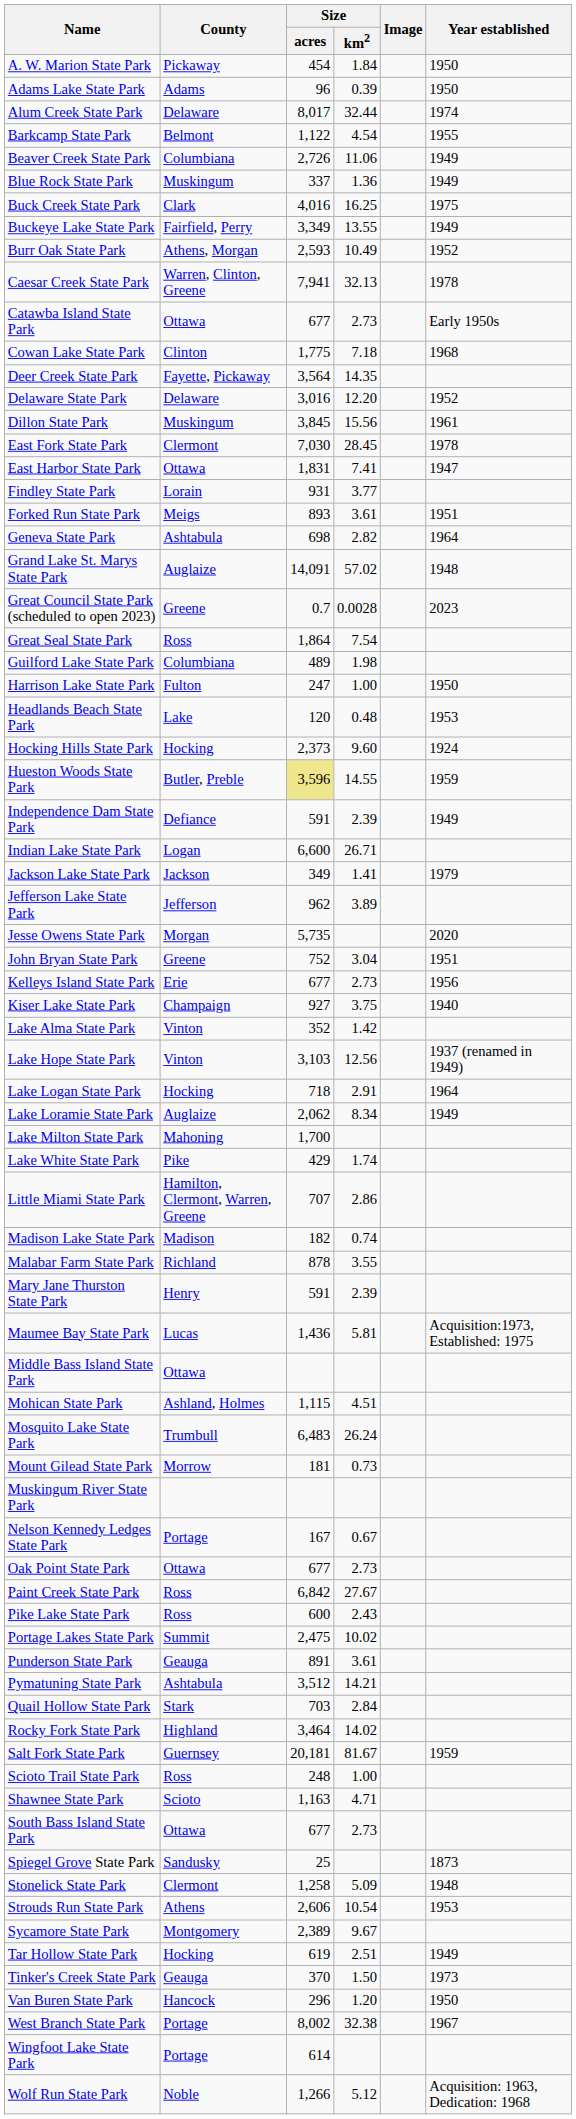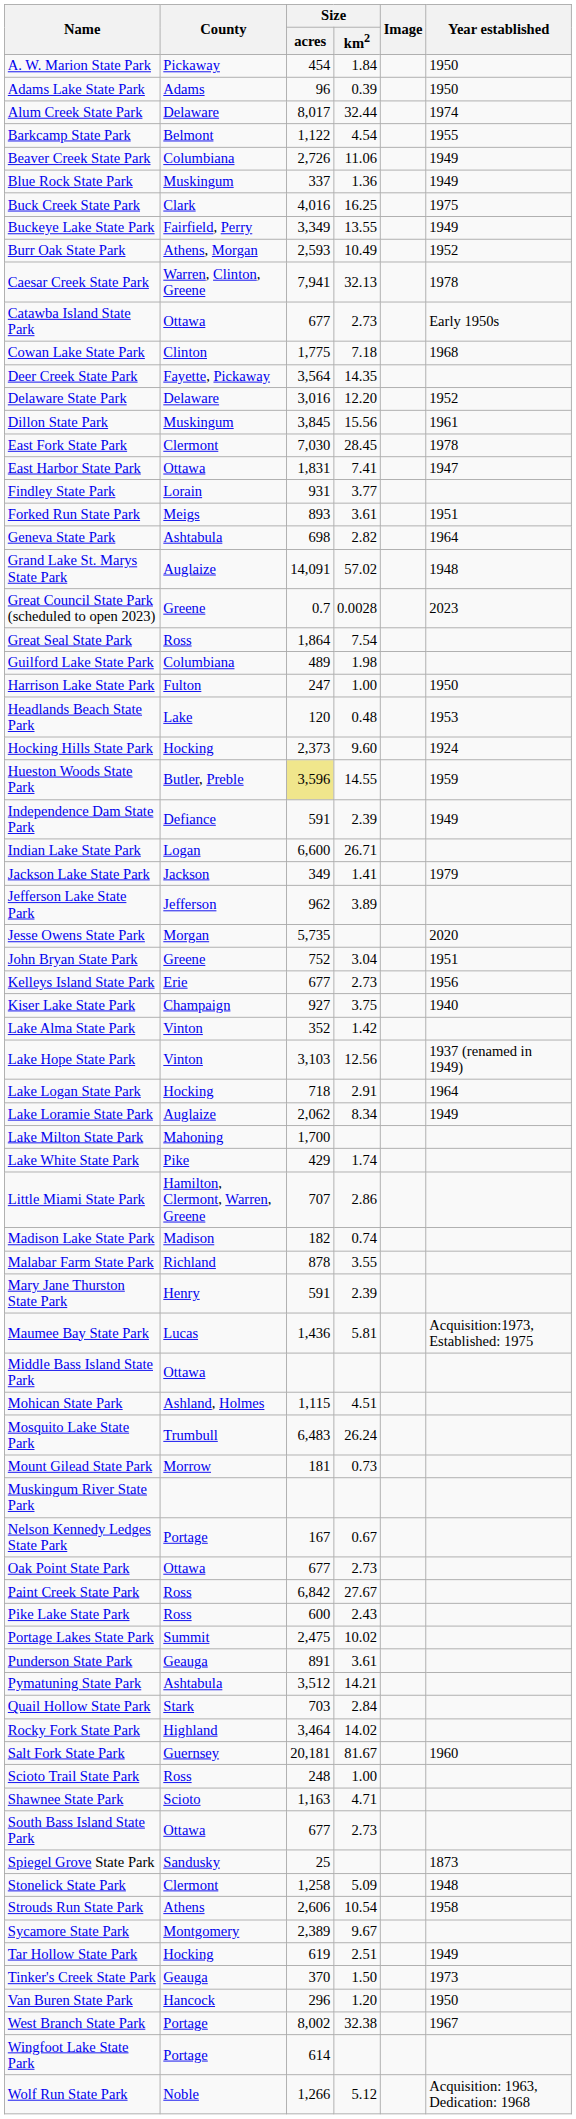(444, 1753) 1959 -> (444, 1753) 1960
(444, 1908) 1953 -> (444, 1908) 1958
